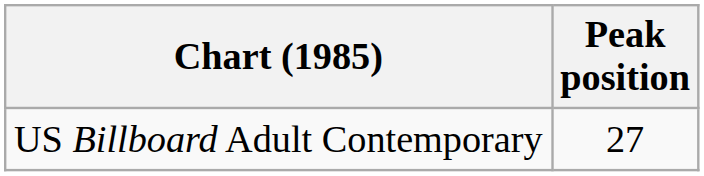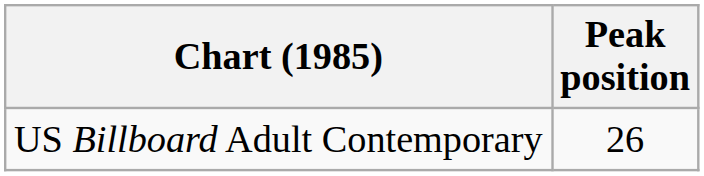(625, 138) 27 -> (625, 138) 26
